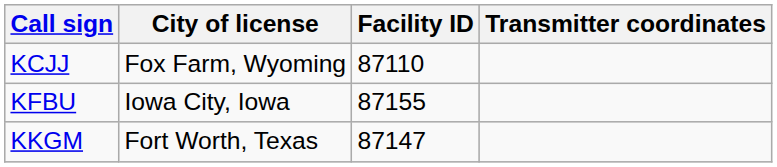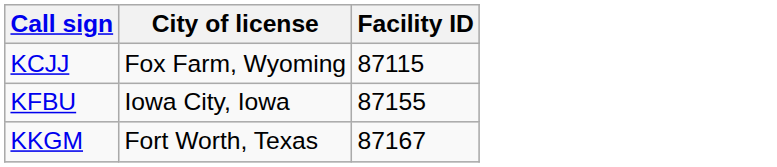- column: (626, 24)
(391, 63) 87110 -> (391, 63) 87115
(392, 141) 87147 -> (392, 141) 87167
